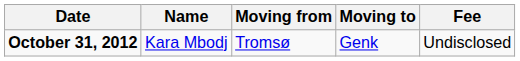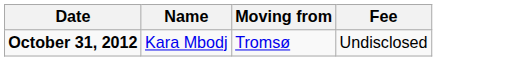- column: (378, 17)
